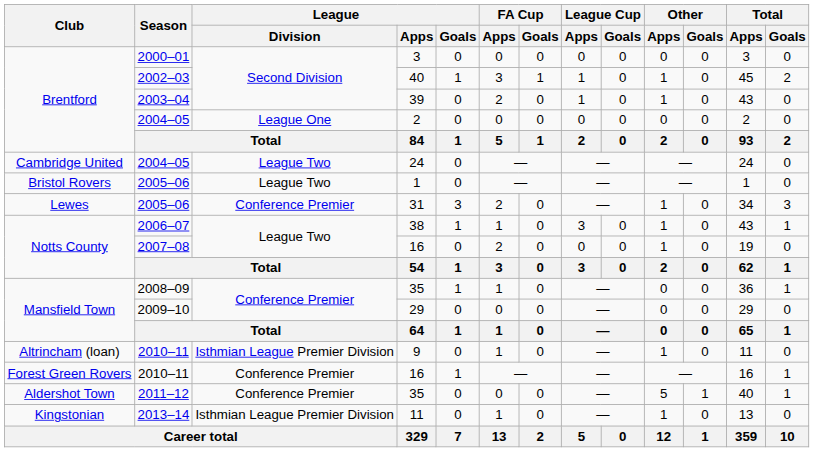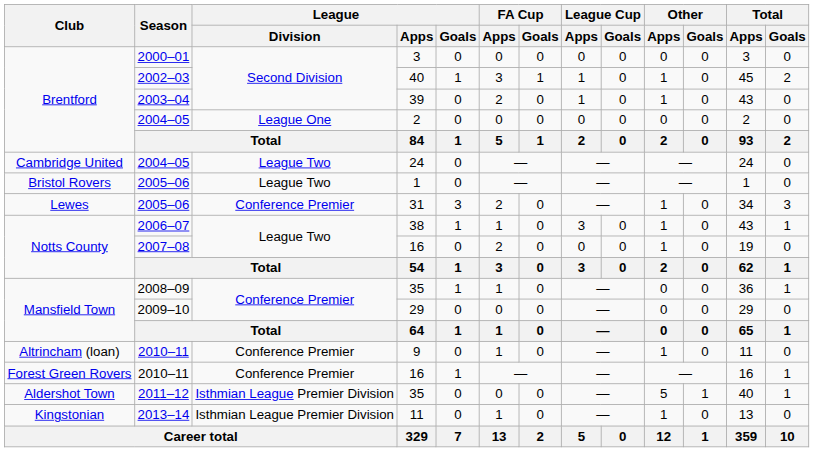(295, 352) Isthmian League Premier Division -> (295, 352) Conference Premier
(295, 394) Conference Premier -> (295, 394) Isthmian League Premier Division
